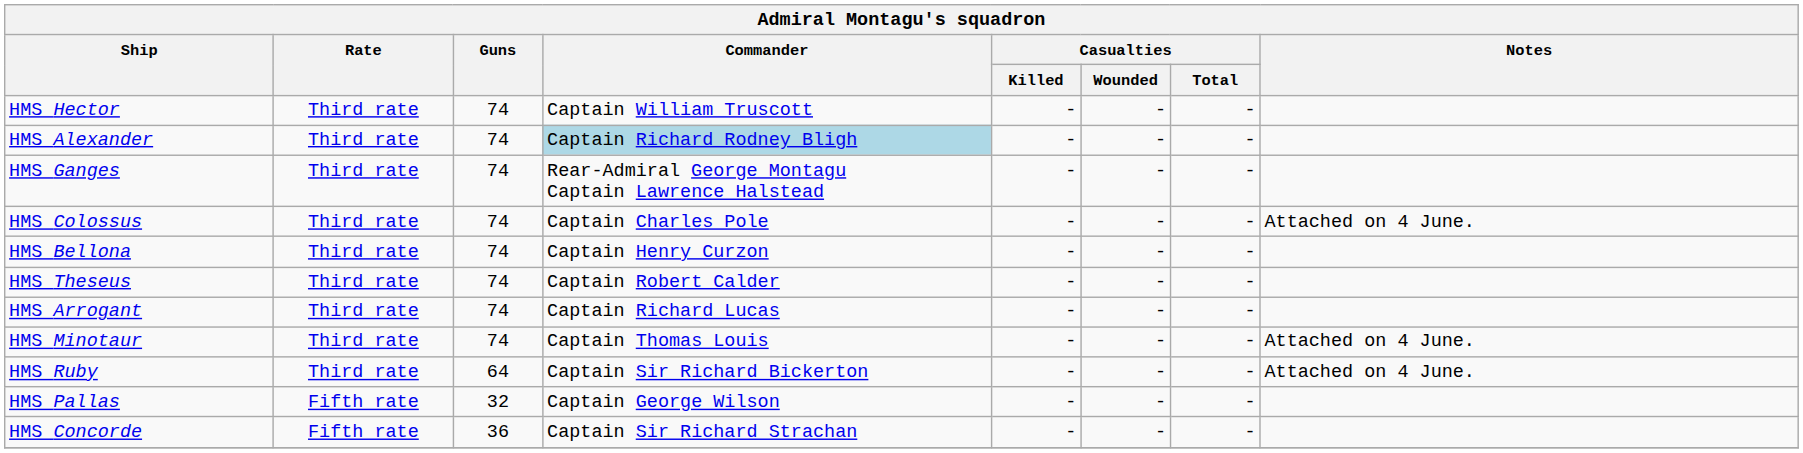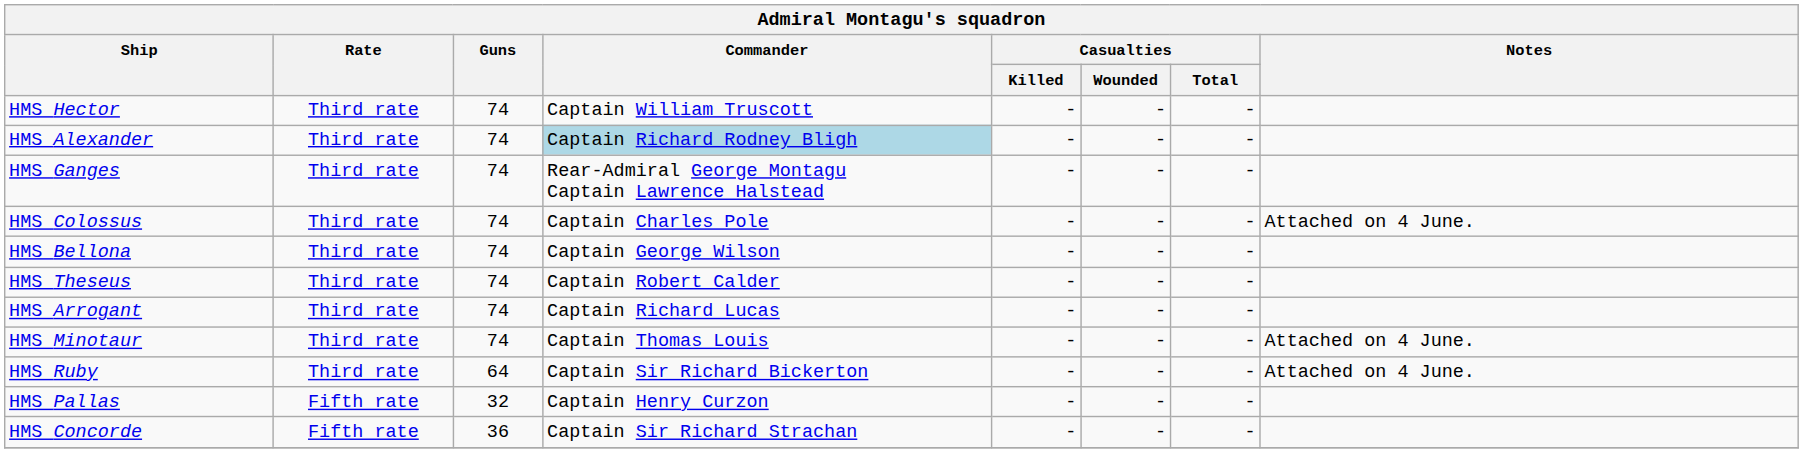(658, 252) Captain Henry Curzon -> (663, 252) Captain George Wilson
(663, 402) Captain George Wilson -> (658, 402) Captain Henry Curzon
